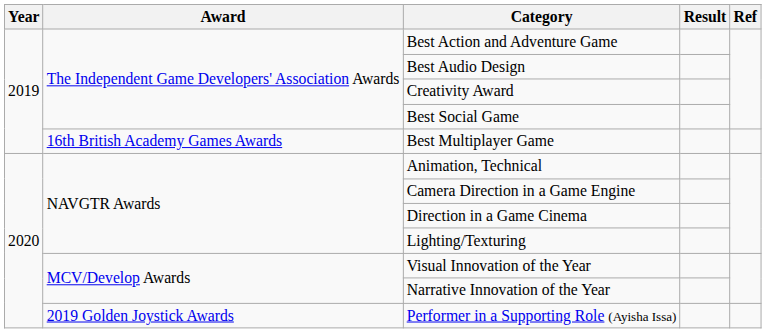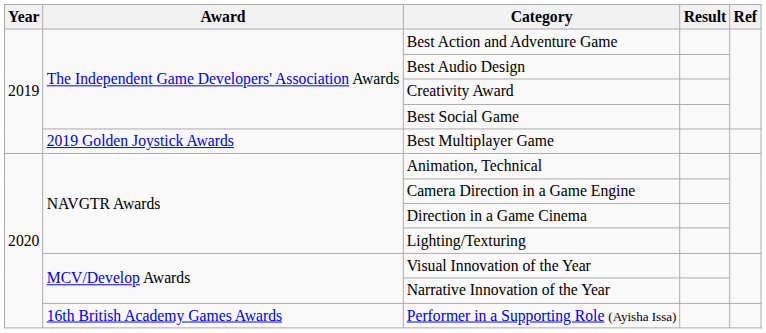(164, 141) 16th British Academy Games Awards -> (140, 141) 2019 Golden Joystick Awards
(140, 315) 2019 Golden Joystick Awards -> (164, 315) 16th British Academy Games Awards
